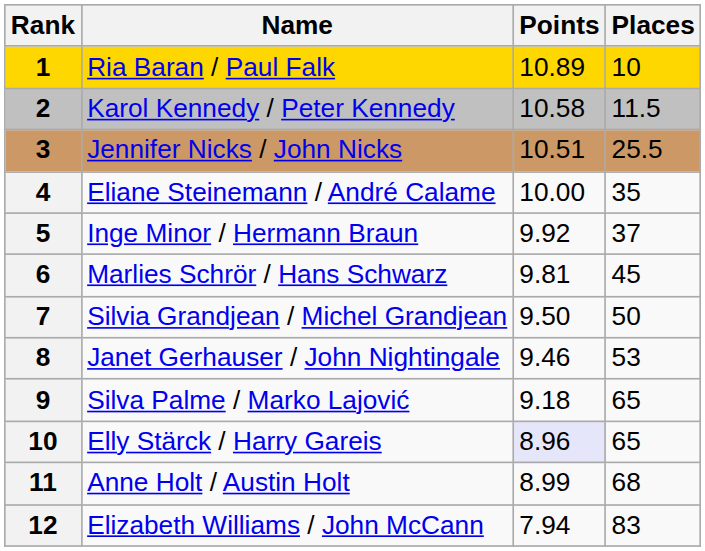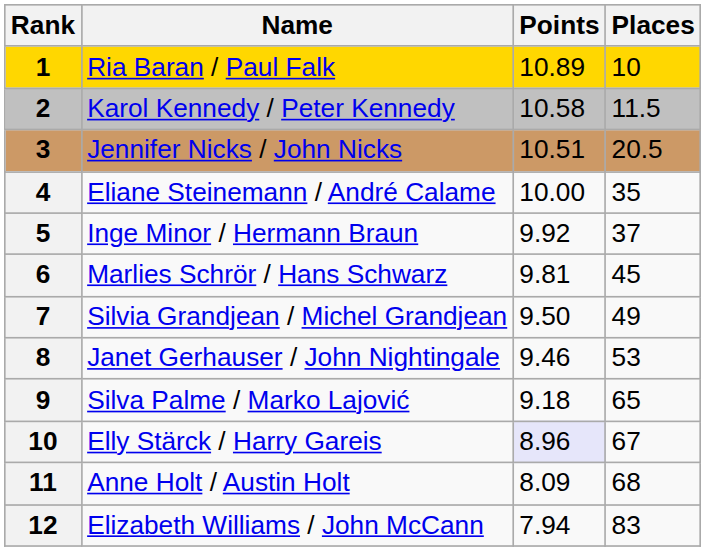(637, 150) 25.5 -> (637, 150) 20.5
(626, 316) 50 -> (626, 316) 49
(626, 441) 65 -> (626, 441) 67
(545, 483) 8.99 -> (545, 483) 8.09
